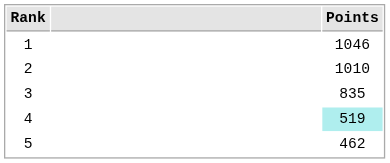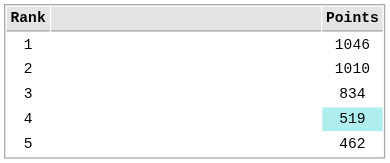(352, 94) 835 -> (352, 94) 834
